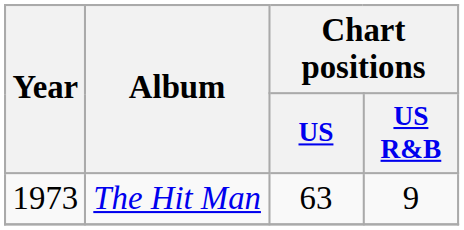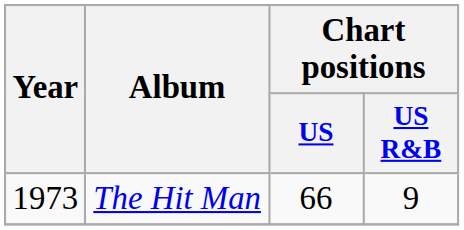(316, 197) 63 -> (316, 197) 66
